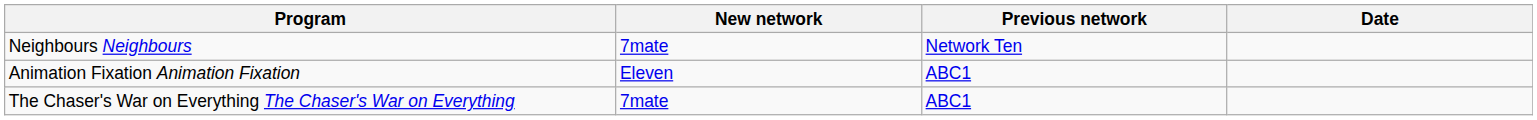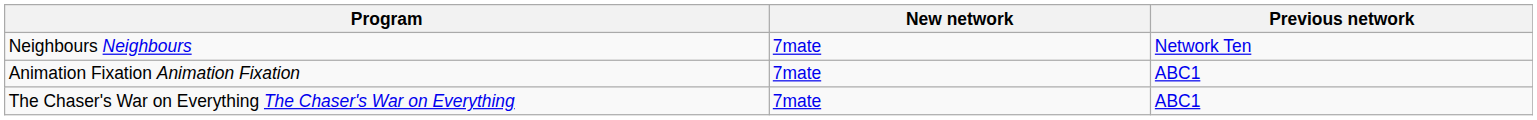- column: (1380, 19)
(647, 74) Eleven -> (797, 74) 7mate
